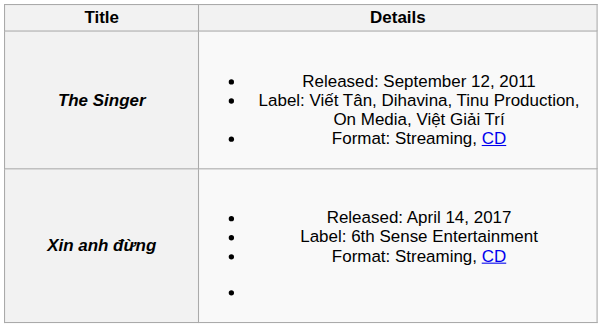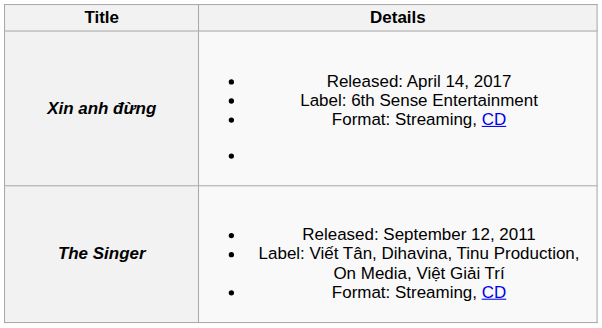rows swapped: (102, 99) <-> (102, 245)
